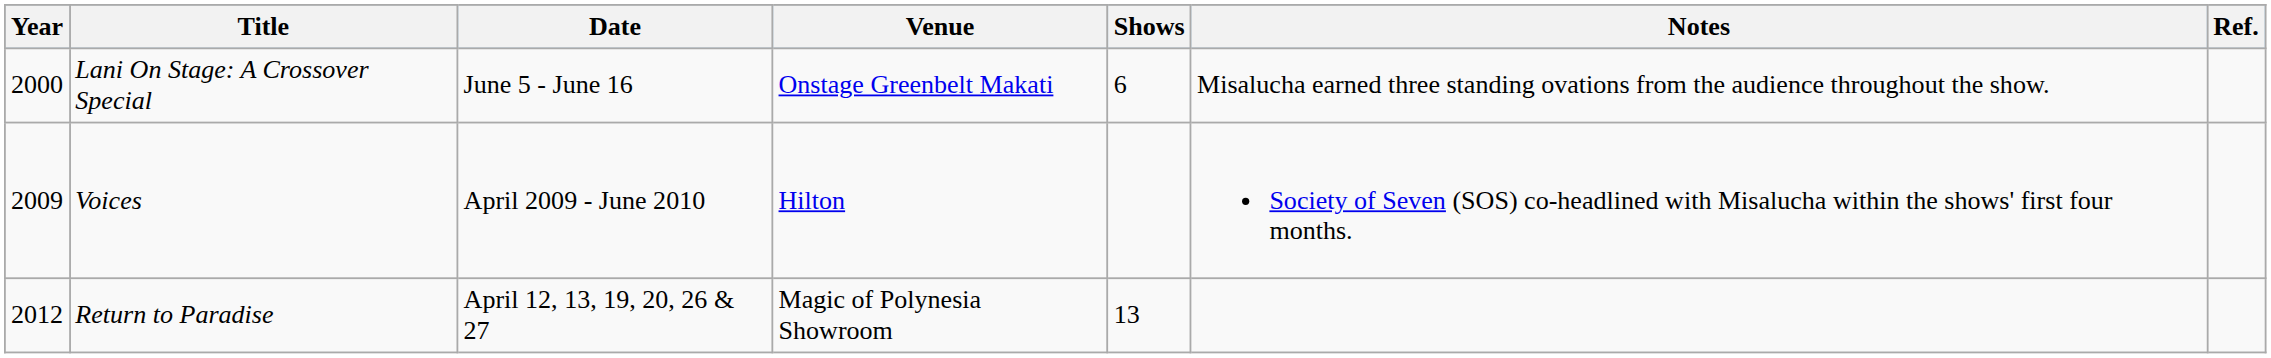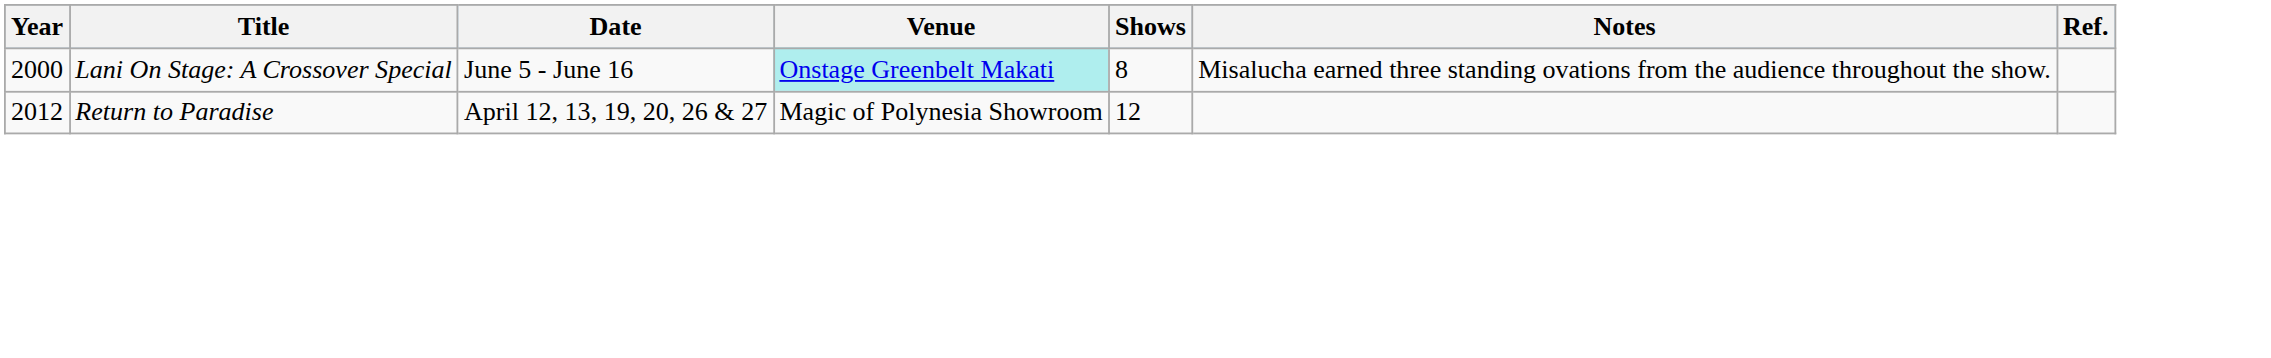(916, 84) no background -> (917, 69) paleturquoise background
(1149, 85) 6 -> (1151, 70) 8
- row: (109, 199)
(1149, 316) 13 -> (1151, 113) 12
